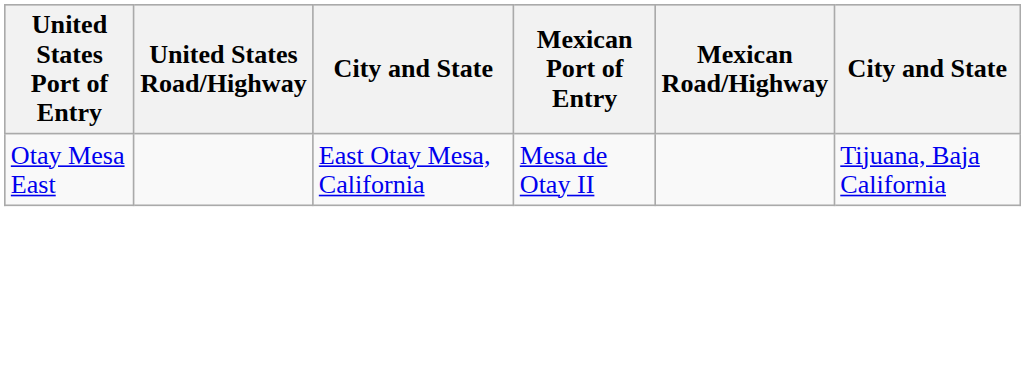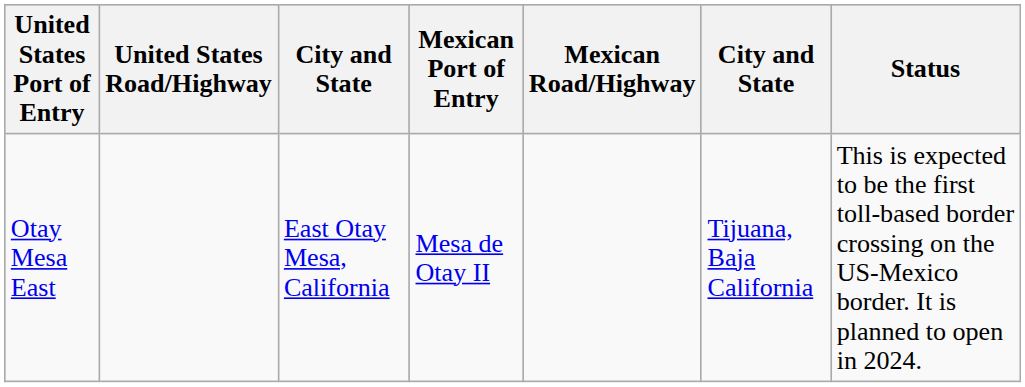+ column: (925, 69)
